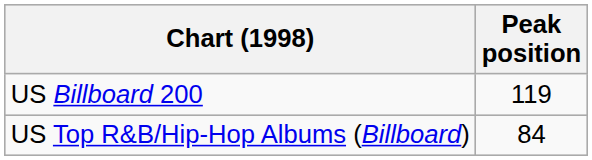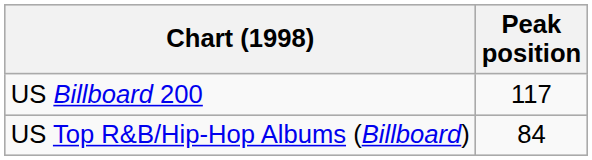(531, 94) 119 -> (531, 94) 117
